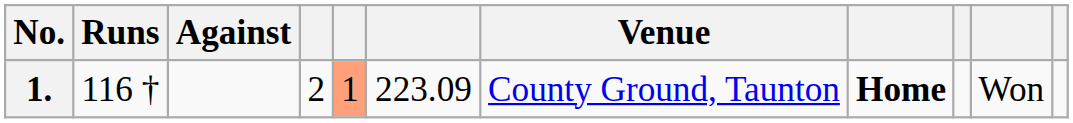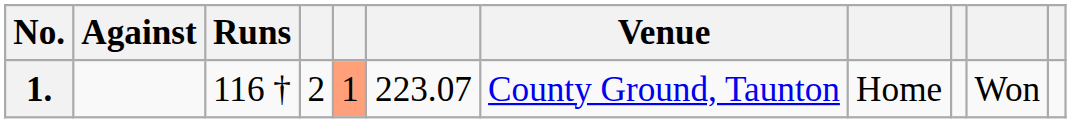columns swapped: (120, 32) <-> (233, 32)
(423, 88) 223.09 -> (423, 88) 223.07
(901, 88) bold -> (899, 88) normal
